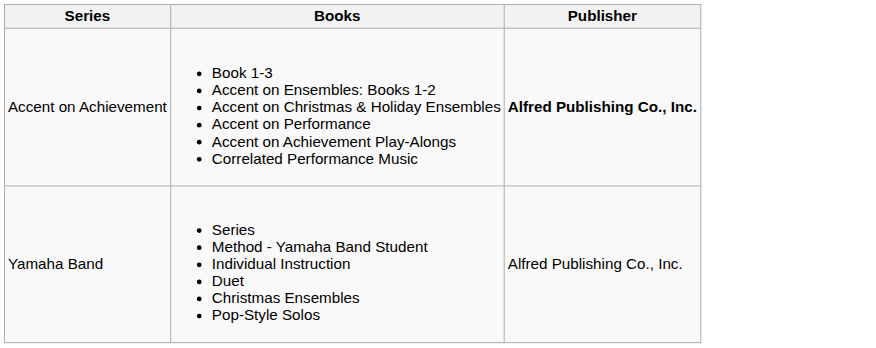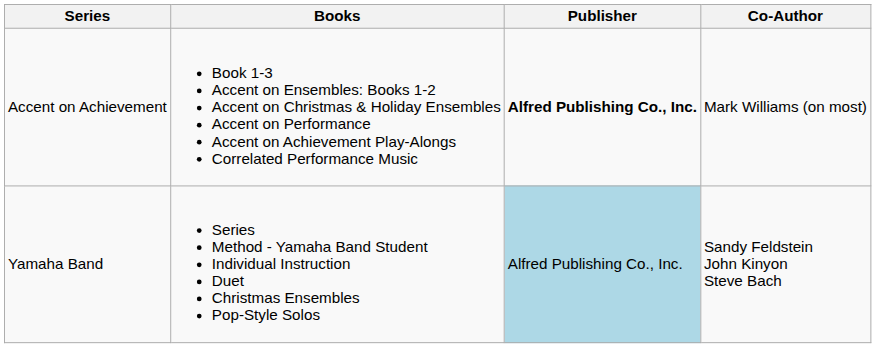+ column: (785, 16)
(595, 264) no background -> (595, 264) lightblue background
